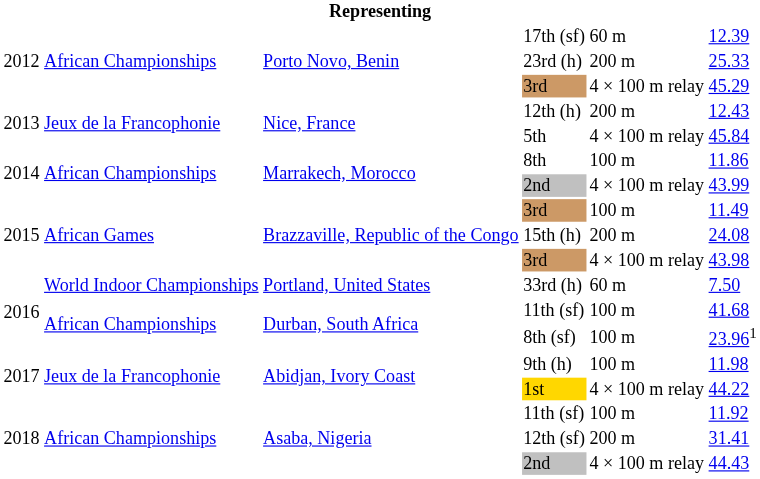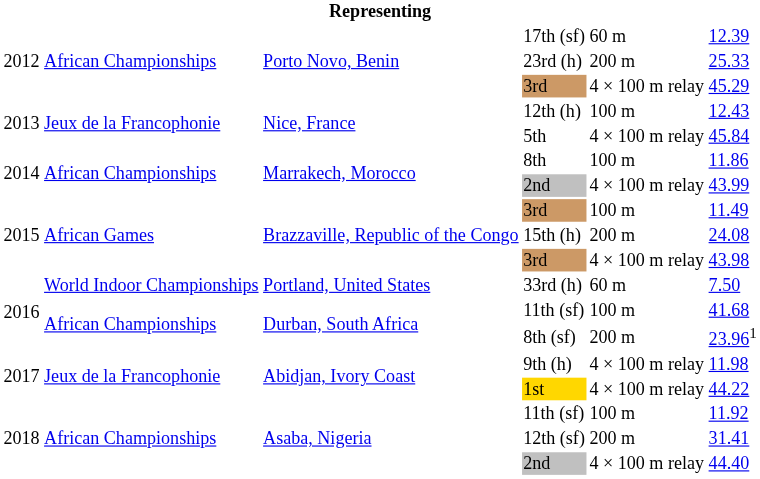(612, 110) 200 m -> (612, 110) 100 m
(612, 337) 100 m -> (612, 337) 200 m
(612, 364) 100 m -> (647, 364) 4 × 100 m relay
(729, 463) 44.43 -> (729, 463) 44.40
